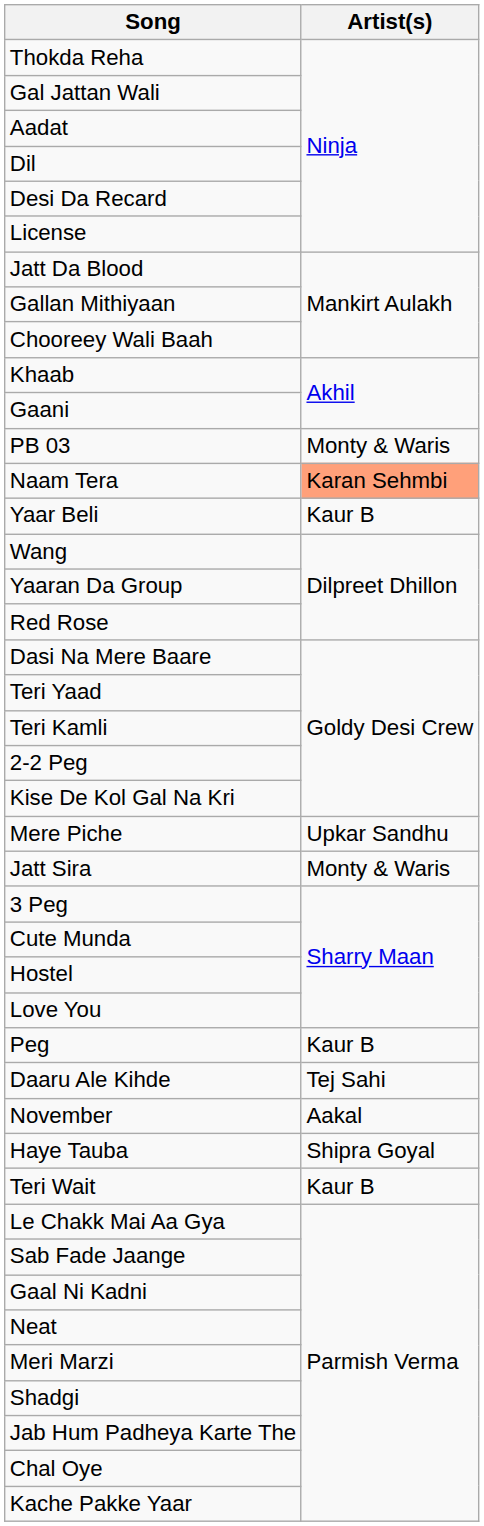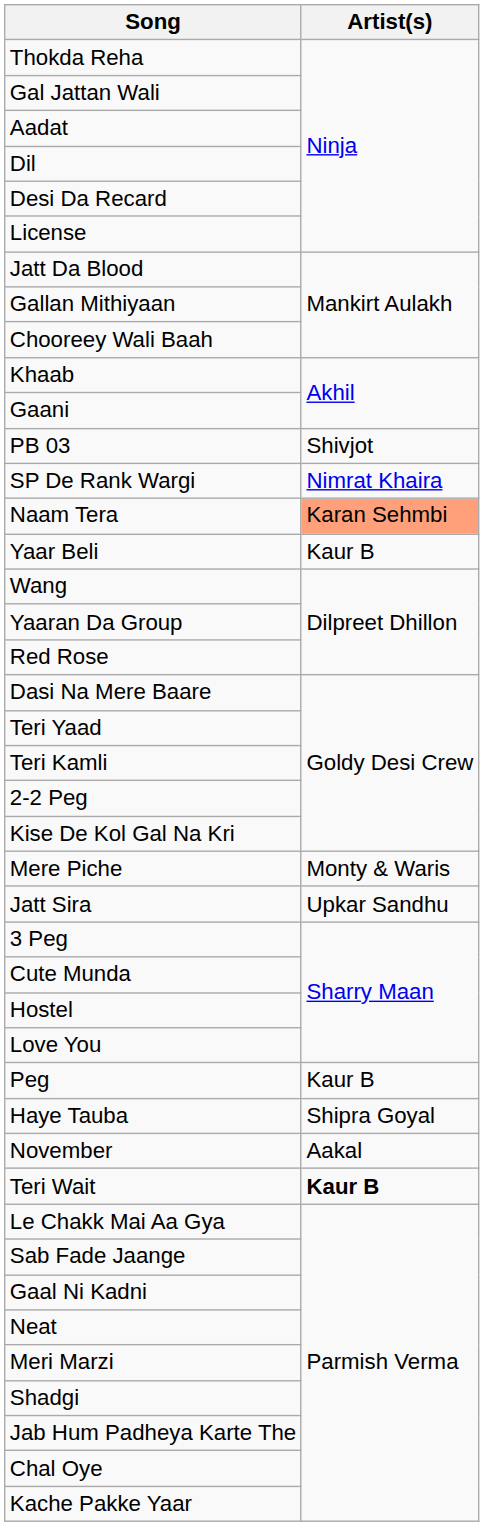(378, 445) Monty & Waris -> (340, 445) Shivjot
+ row: (103, 480)
(378, 833) Upkar Sandhu -> (378, 868) Monty & Waris
(378, 868) Monty & Waris -> (378, 903) Upkar Sandhu
- row: (90, 1080)
rows swapped: (61, 1115) <-> (69, 1150)
(340, 1186) normal -> (343, 1186) bold
